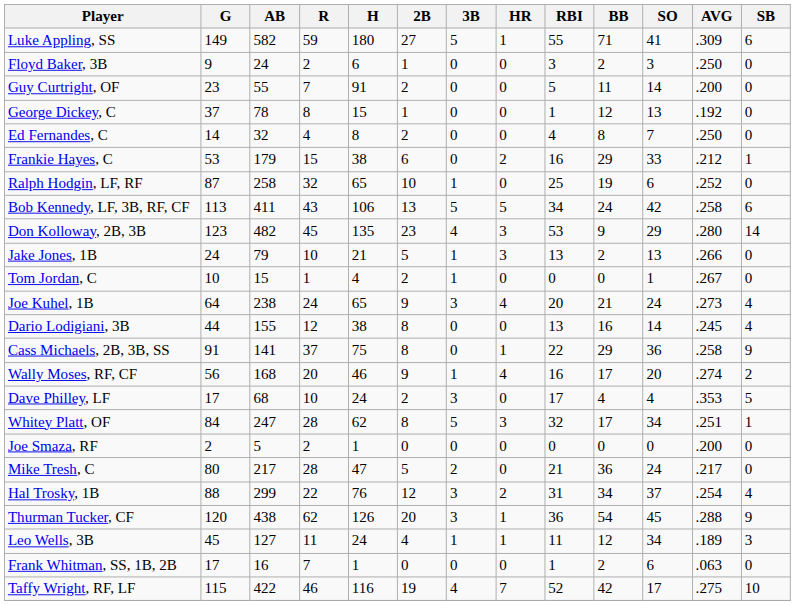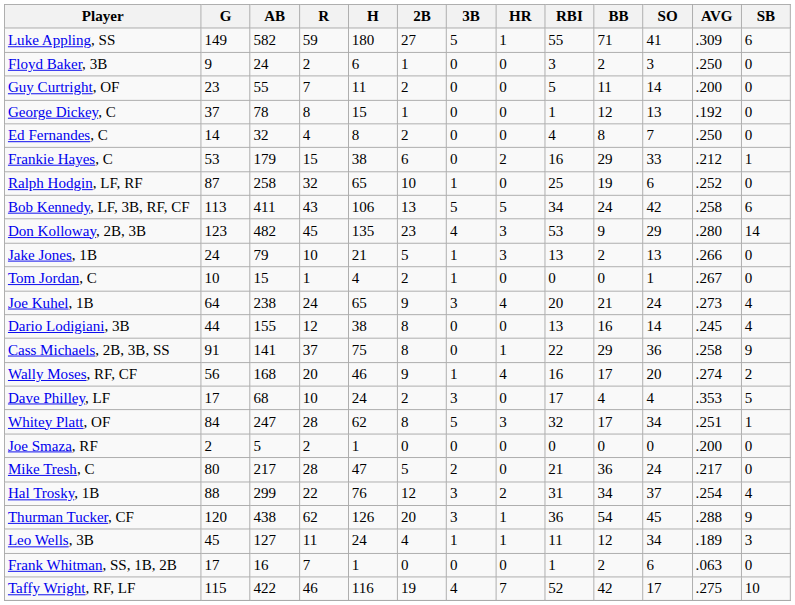(359, 87) 91 -> (359, 87) 11
